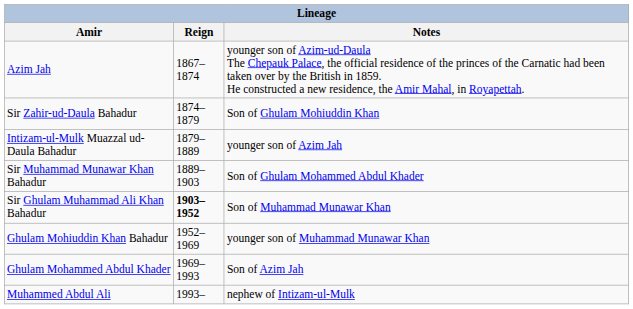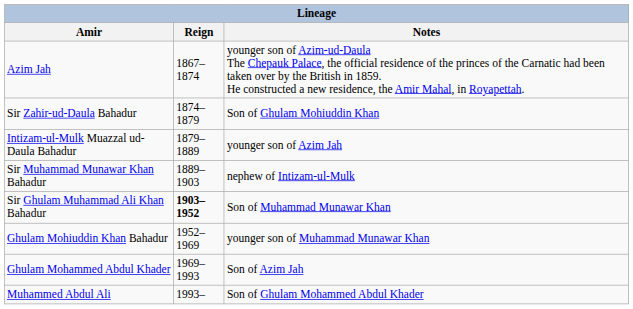(325, 176) Son of Ghulam Mohammed Abdul Khader -> (291, 176) nephew of Intizam-ul-Mulk
(291, 294) nephew of Intizam-ul-Mulk -> (325, 294) Son of Ghulam Mohammed Abdul Khader
